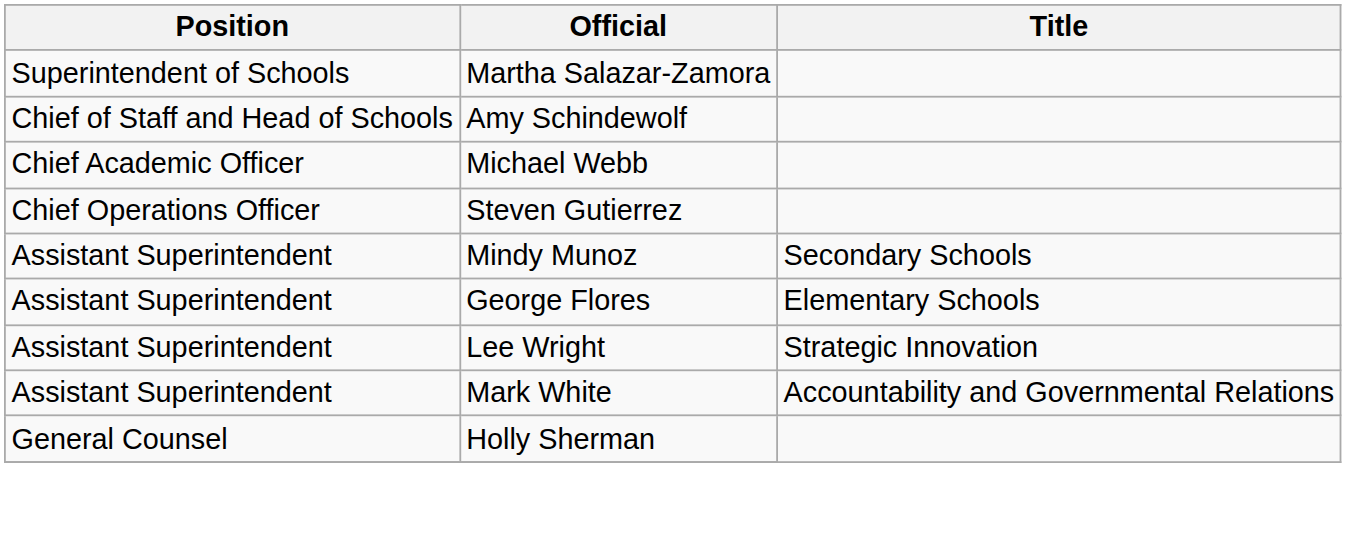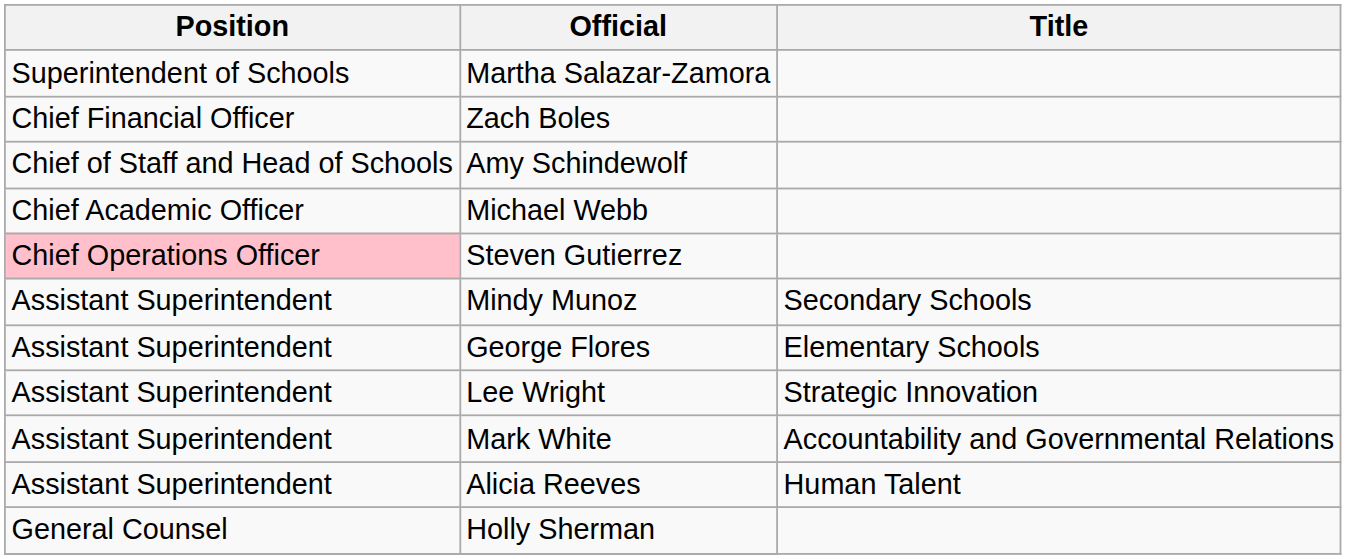+ row: (538, 118)
(166, 210) no background -> (166, 255) pink background
+ row: (553, 484)
